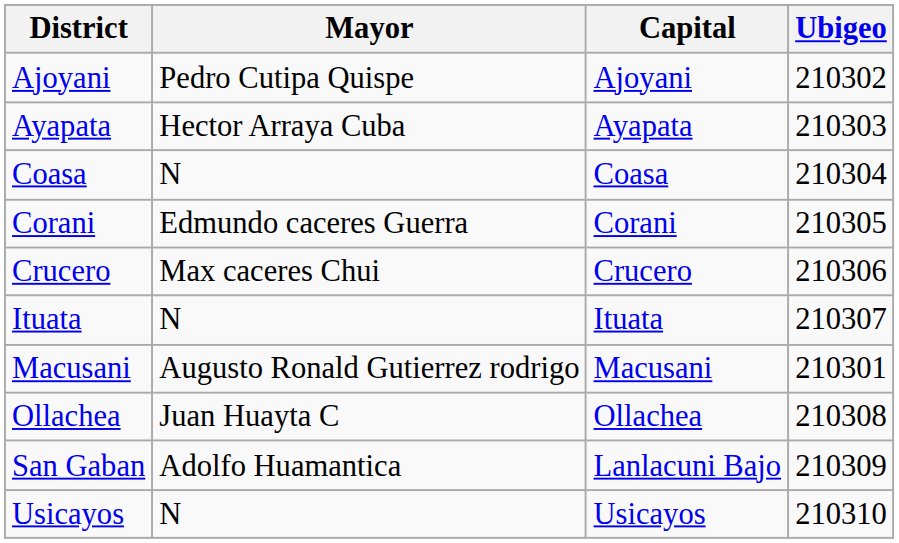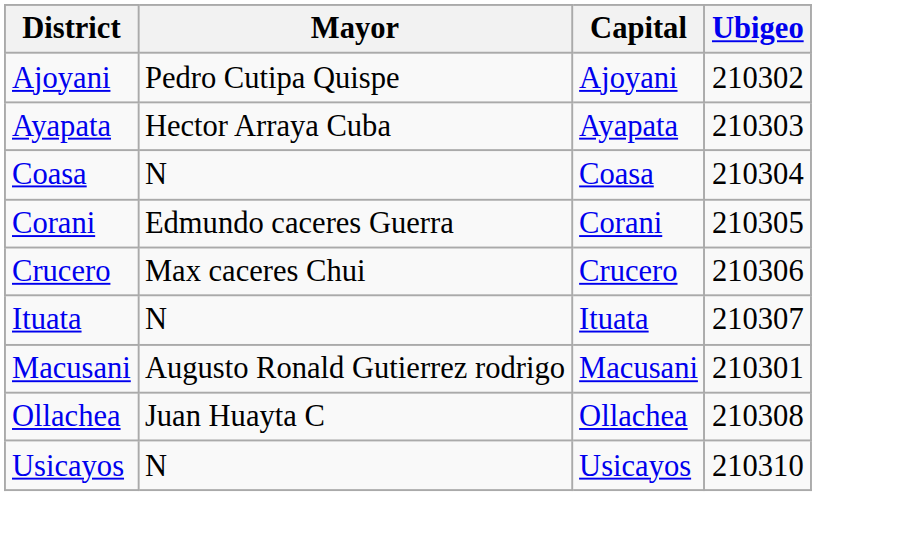- row: (79, 464)
